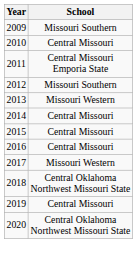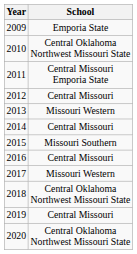(80, 27) Missouri Southern -> (80, 27) Emporia State
(80, 43) Central Missouri -> (80, 48) Central Oklahoma Northwest Missouri State
(80, 85) Missouri Southern -> (80, 96) Central Missouri
(80, 131) Central Missouri -> (80, 142) Missouri Southern
